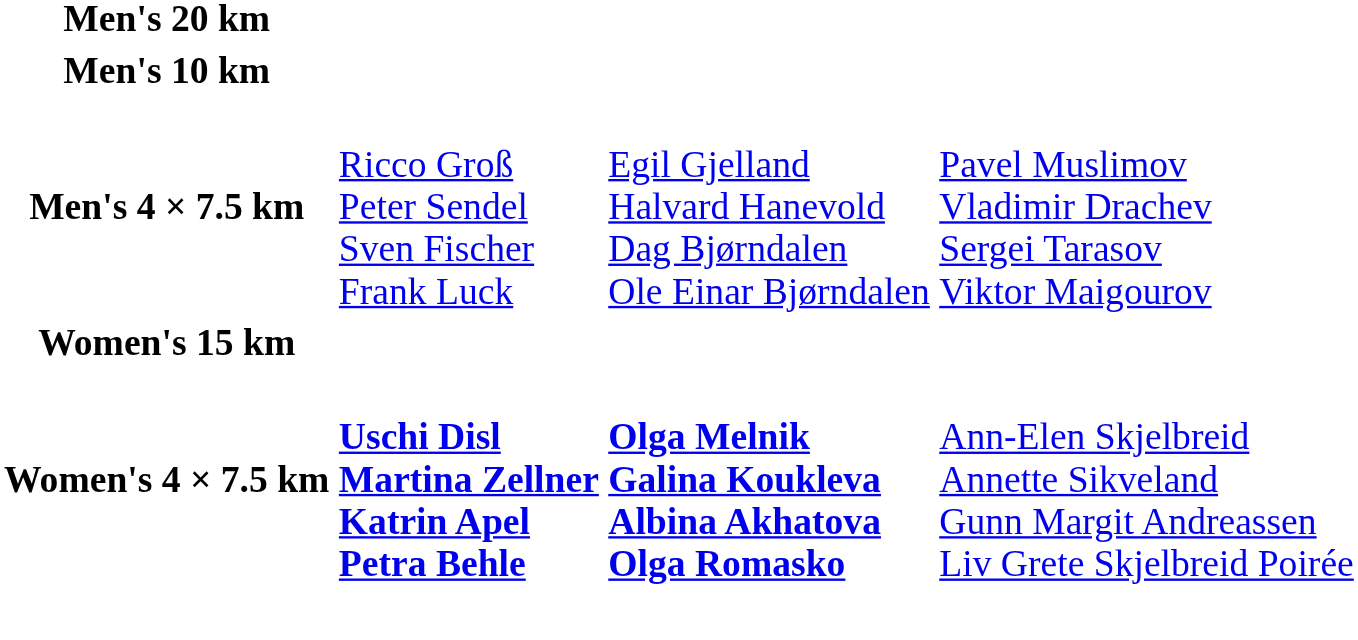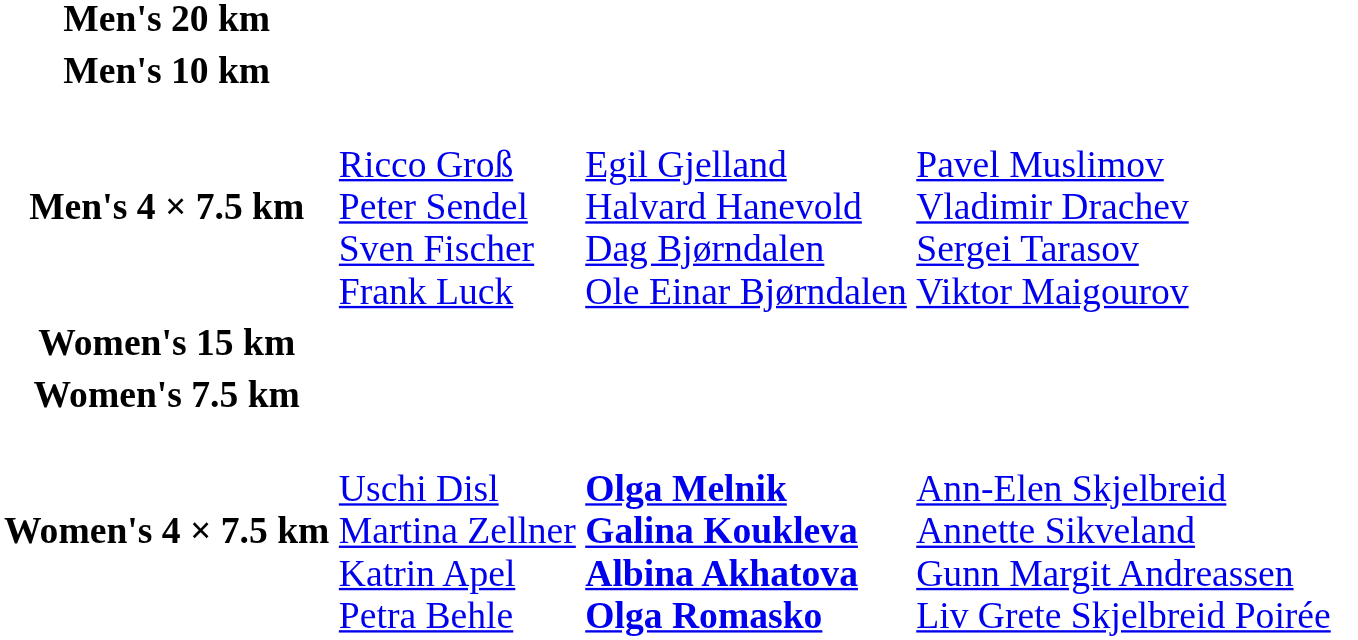+ row: (167, 394)
(469, 500) bold -> (457, 551) normal
